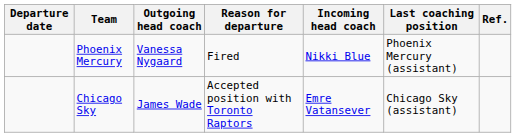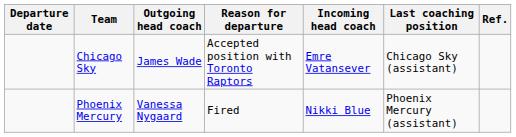rows swapped: (99, 56) <-> (99, 104)
